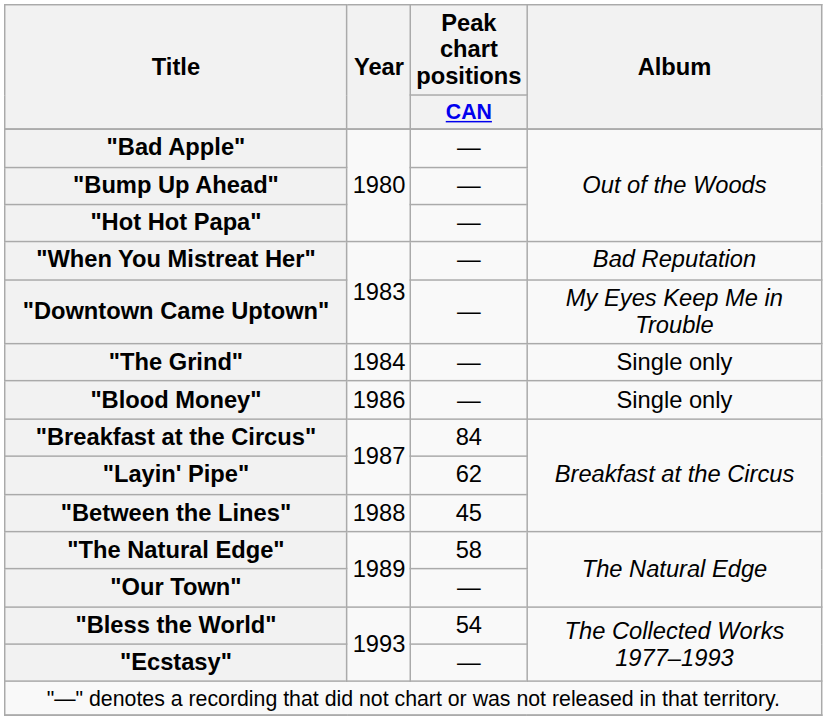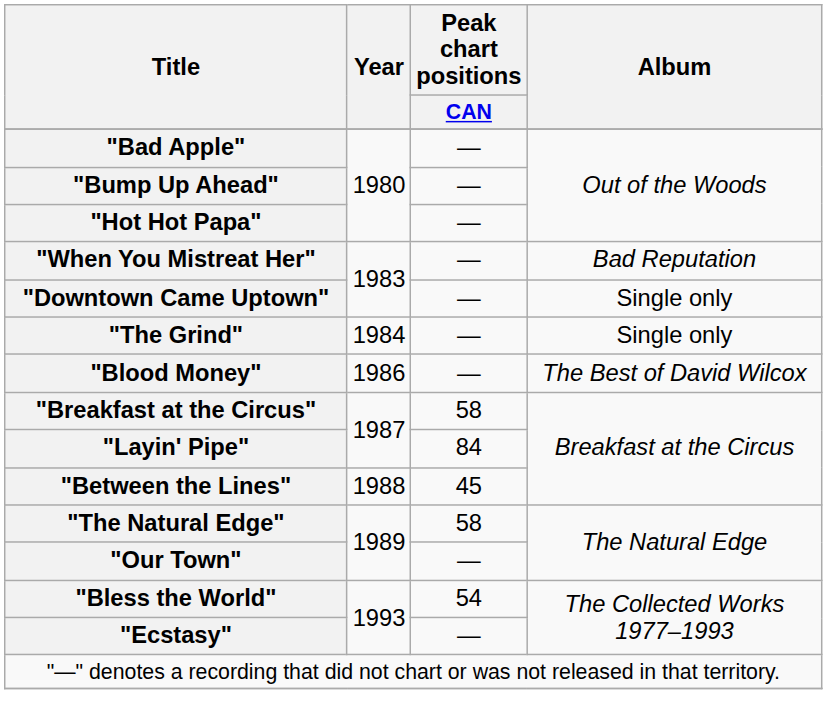(674, 311) My Eyes Keep Me in Trouble -> (674, 298) Single only
(674, 399) Single only -> (674, 373) The Best of David Wilcox
(469, 437) 84 -> (469, 410) 58
(469, 474) 62 -> (469, 448) 84
